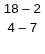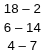+ row: (22, 27)
